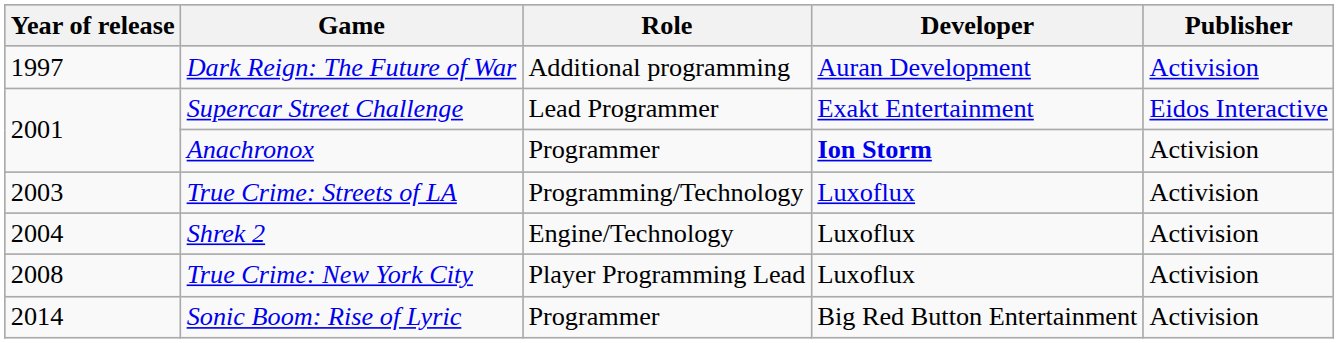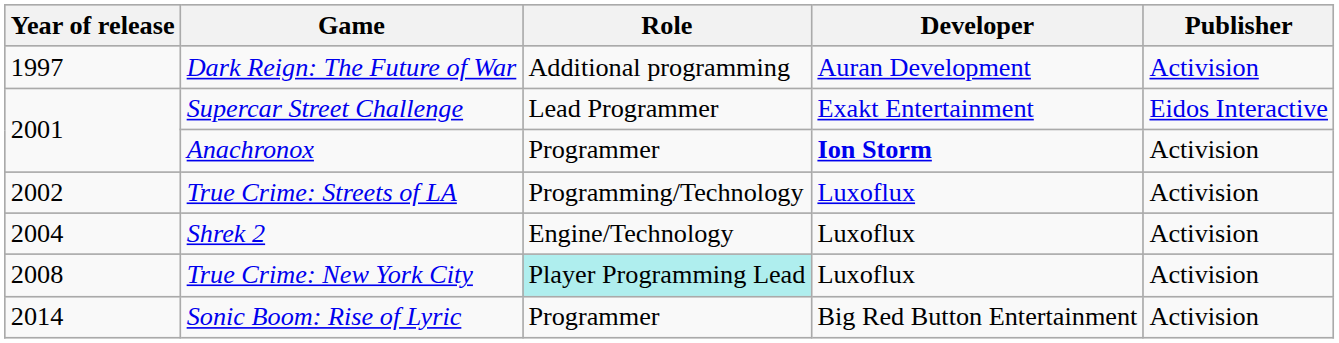(37, 191) 2003 -> (37, 191) 2002
(667, 274) no background -> (667, 274) paleturquoise background
